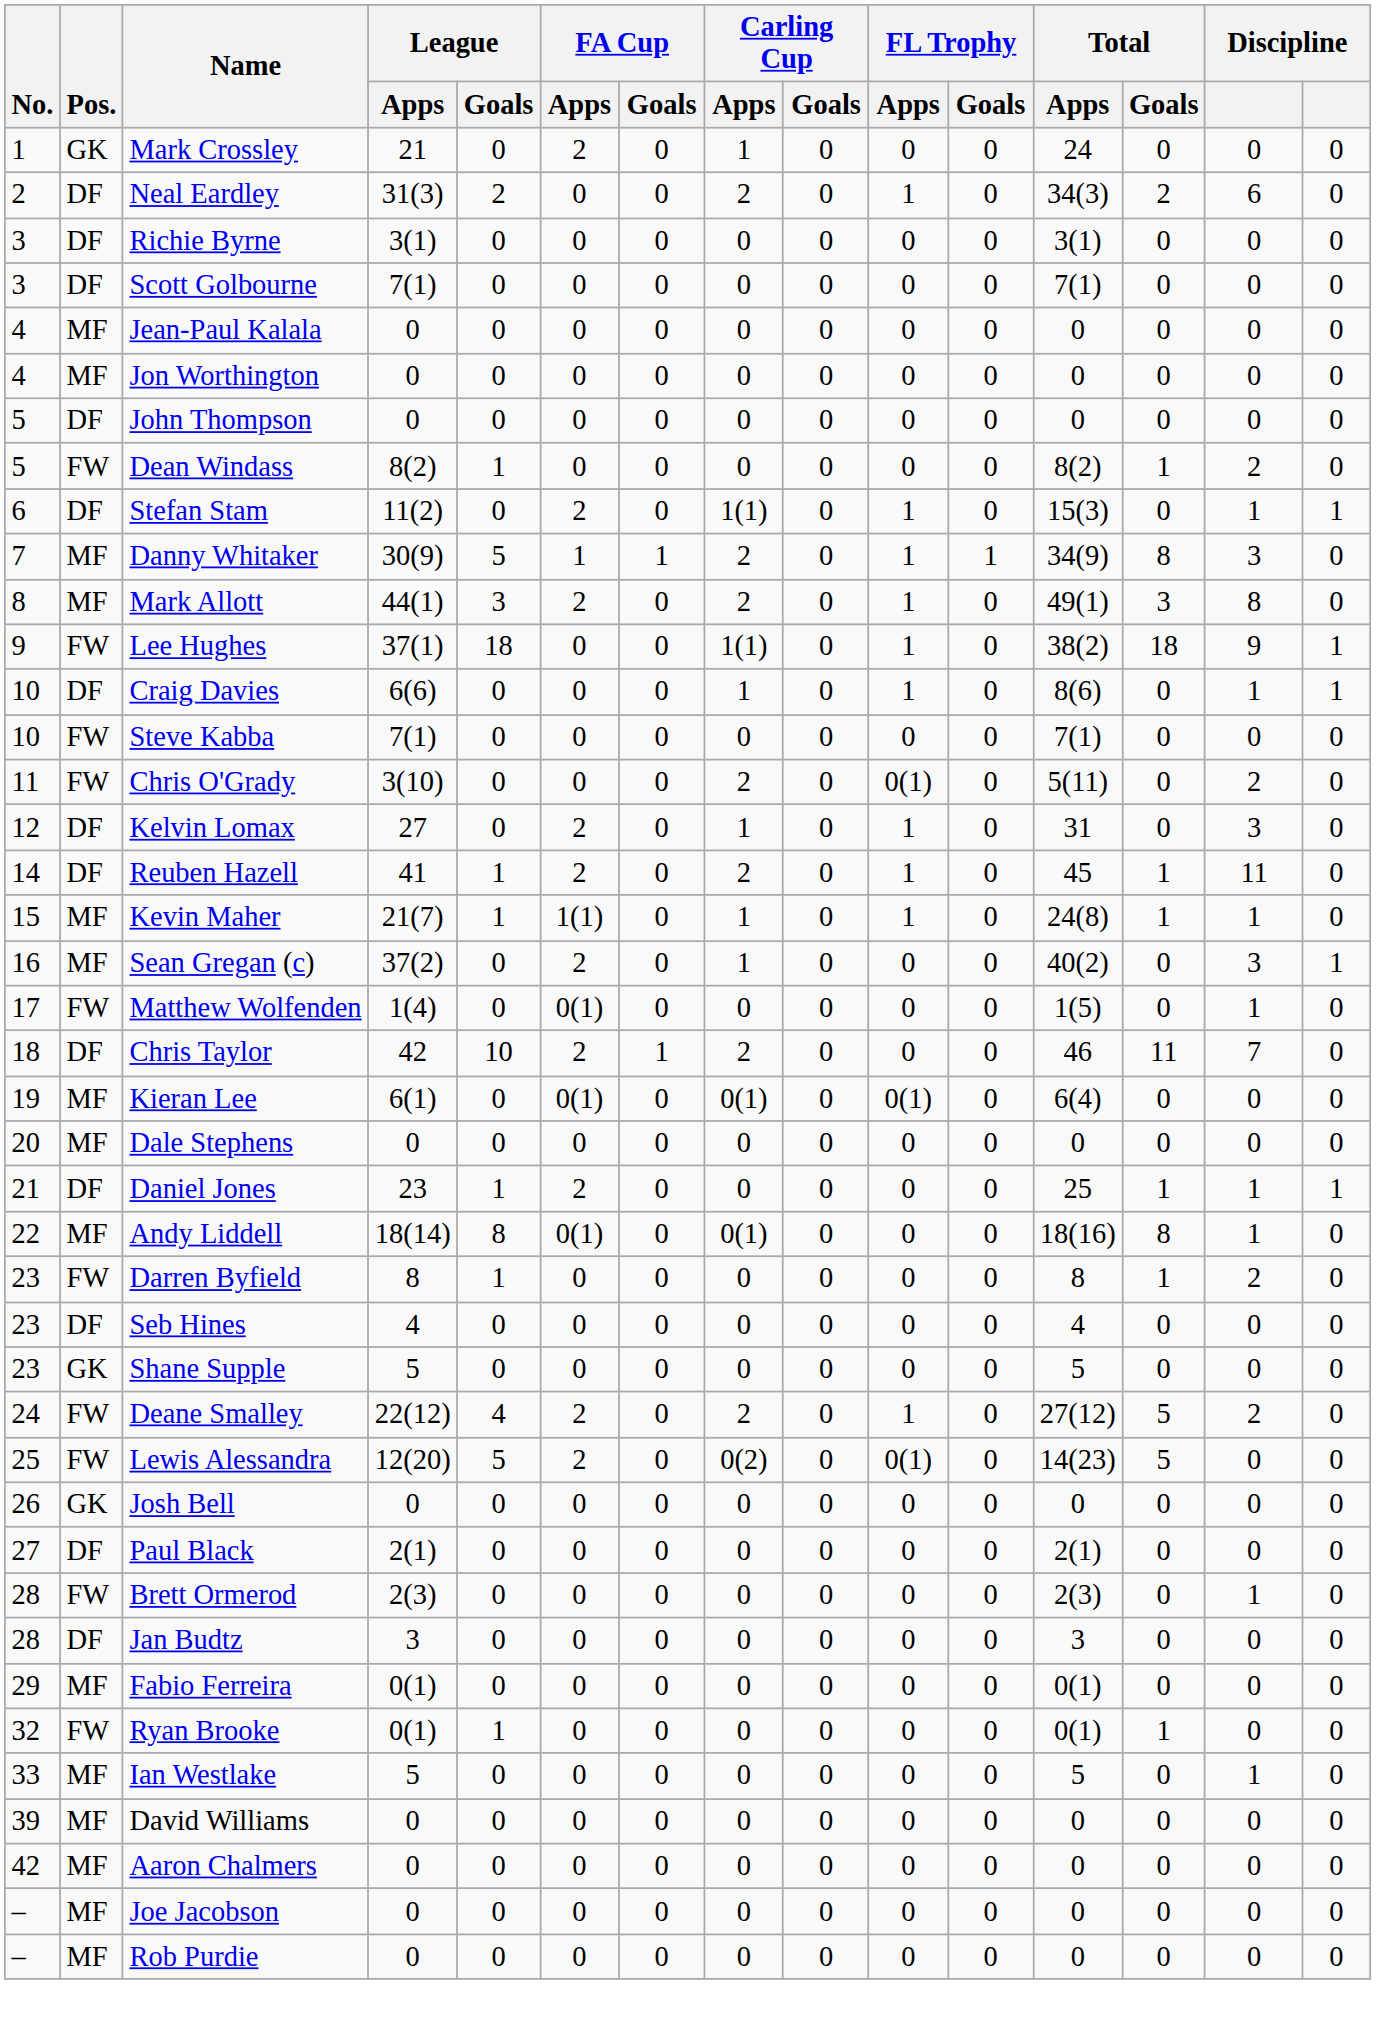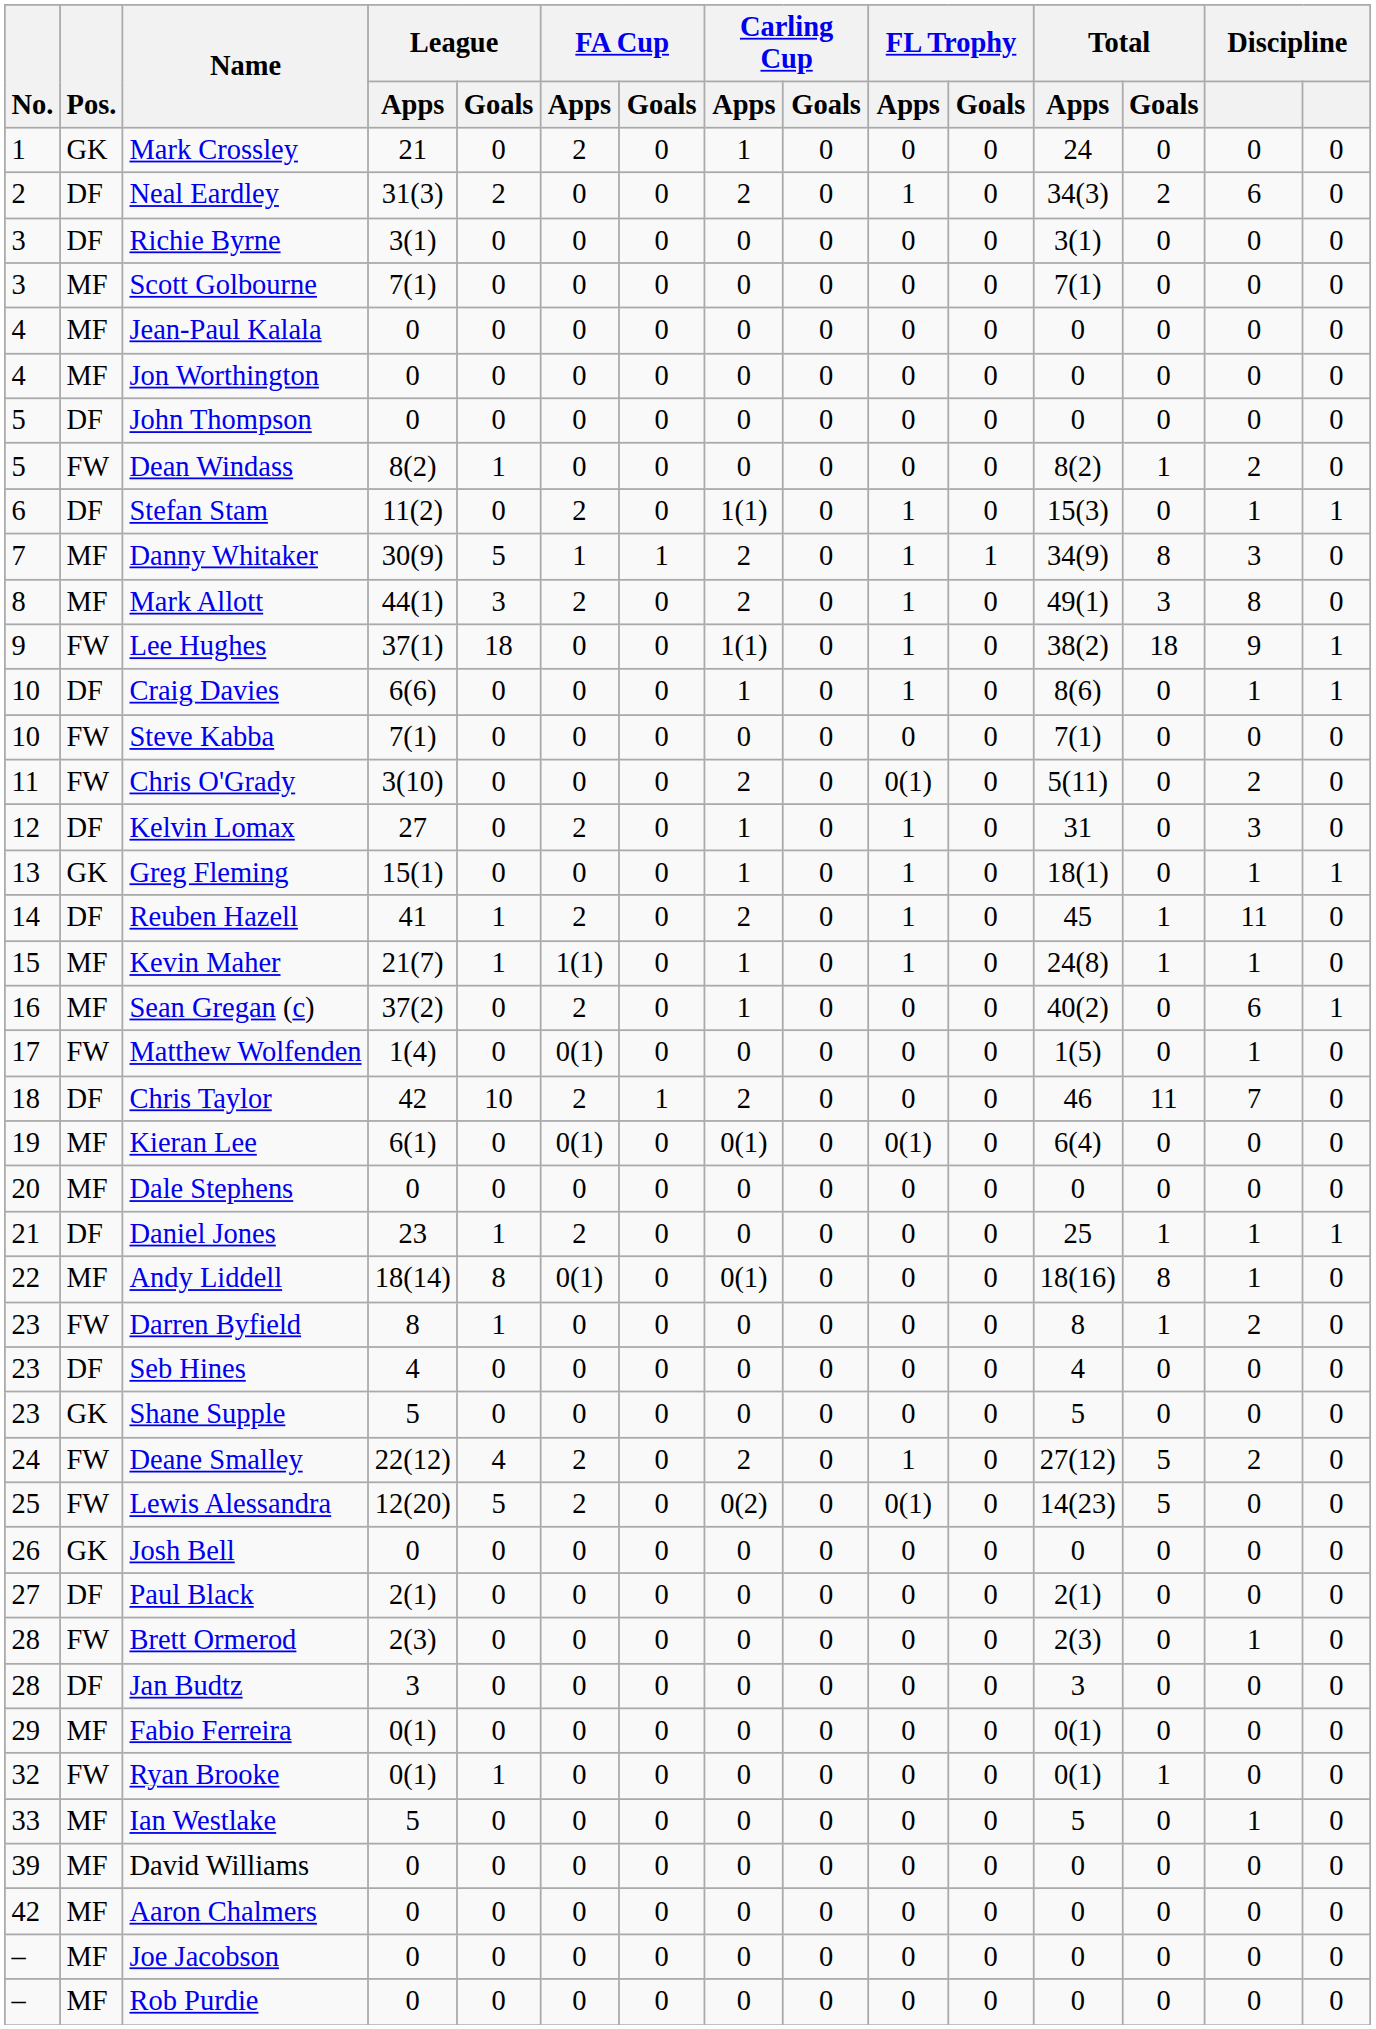(85, 284) DF -> (87, 284) MF
+ row: (209, 872)
(1254, 962) 3 -> (1254, 1007) 6
